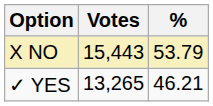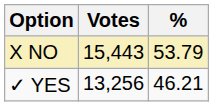(113, 84) 13,265 -> (113, 84) 13,256
